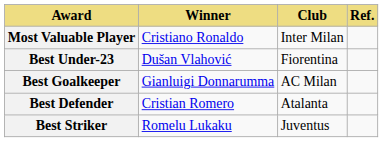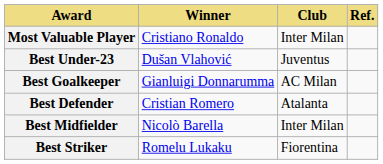(309, 59) Fiorentina -> (305, 59) Juventus
+ row: (71, 125)
(305, 125) Juventus -> (309, 147) Fiorentina
